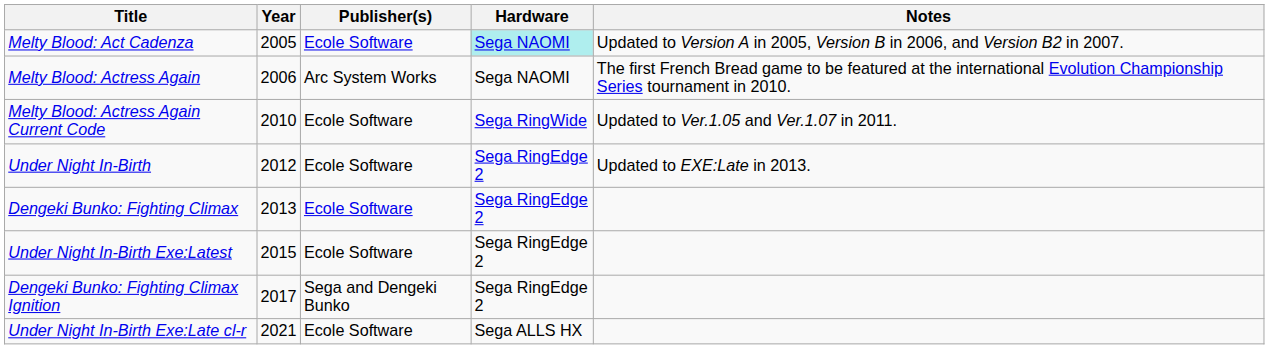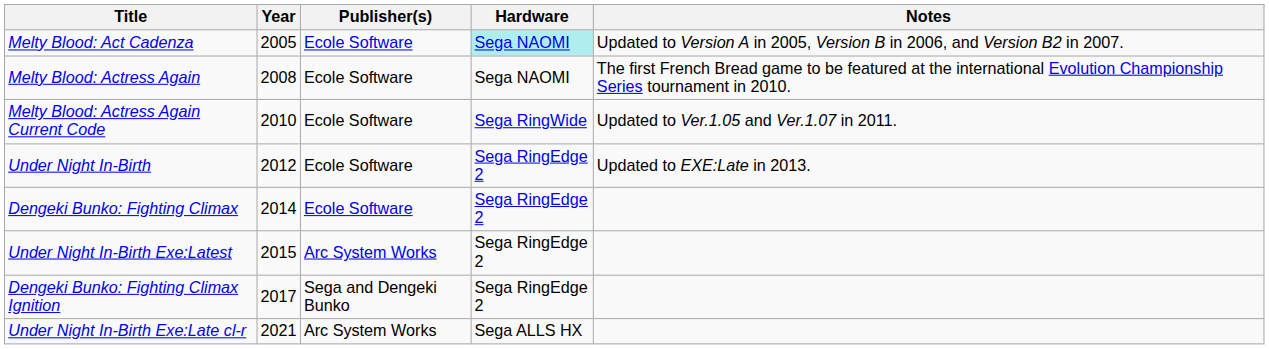(279, 77) 2006 -> (279, 77) 2008
(370, 77) Arc System Works -> (358, 77) Ecole Software
(279, 209) 2013 -> (279, 209) 2014
(358, 252) Ecole Software -> (370, 252) Arc System Works
(358, 331) Ecole Software -> (370, 331) Arc System Works
